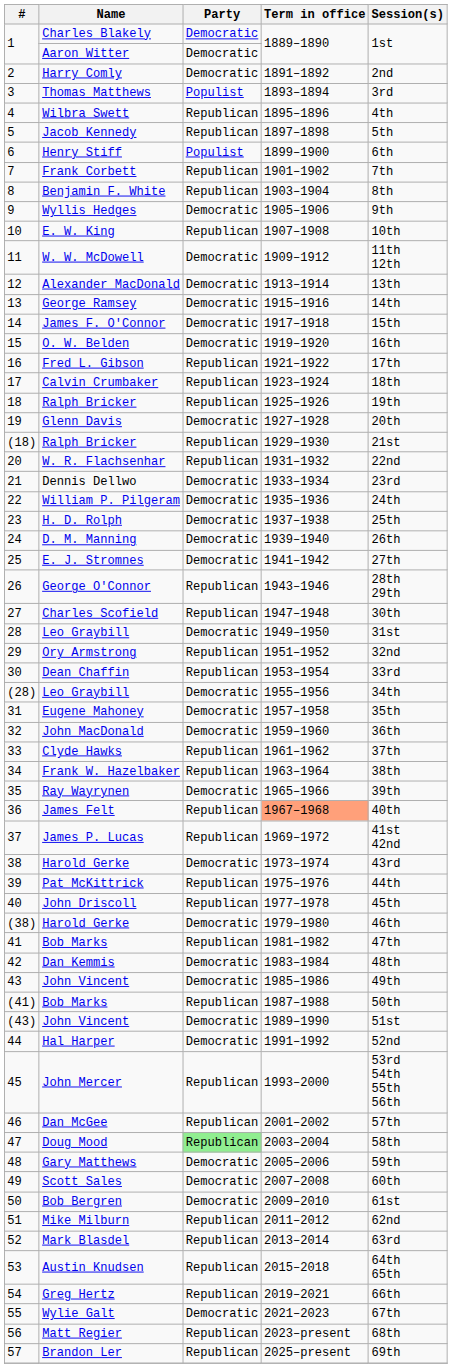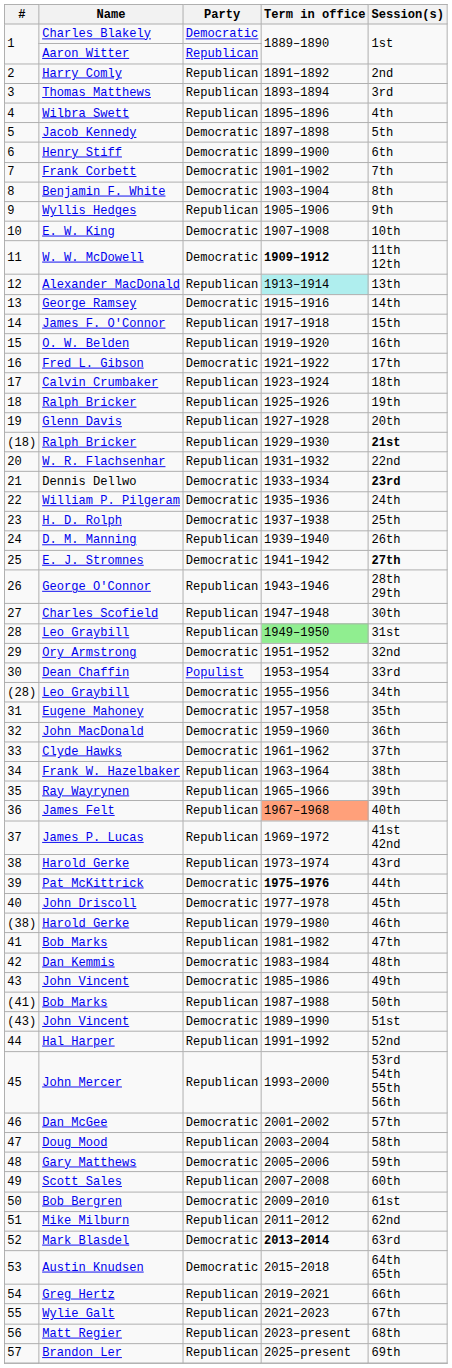(222, 54) Democratic -> (222, 54) Republican
(222, 73) Democratic -> (222, 73) Republican
(215, 93) Populist -> (222, 93) Republican
(222, 133) Republican -> (222, 133) Democratic
(215, 152) Populist -> (222, 152) Democratic
(222, 172) Republican -> (222, 172) Democratic
(222, 192) Republican -> (222, 192) Democratic
(222, 211) Democratic -> (222, 211) Republican
(222, 231) Republican -> (222, 231) Democratic
(297, 258) normal -> (297, 258) bold
(222, 284) Democratic -> (222, 284) Republican
(297, 284) no background -> (297, 284) paleturquoise background
(222, 324) Democratic -> (222, 324) Republican
(222, 344) Democratic -> (222, 344) Republican
(222, 363) Republican -> (222, 363) Democratic
(222, 422) Democratic -> (222, 422) Republican
(386, 442) normal -> (386, 442) bold
(386, 481) normal -> (386, 481) bold
(222, 541) Democratic -> (222, 541) Republican
(386, 560) normal -> (386, 560) bold
(222, 633) Democratic -> (222, 633) Republican
(297, 633) no background -> (297, 633) lightgreen background
(222, 653) Republican -> (222, 653) Democratic
(222, 673) Republican -> (215, 673) Populist
(222, 752) Republican -> (222, 752) Democratic
(222, 791) Democratic -> (222, 791) Republican
(222, 864) Democratic -> (222, 864) Republican
(222, 884) Republican -> (222, 884) Democratic
(297, 884) normal -> (297, 884) bold
(222, 903) Republican -> (222, 903) Democratic
(222, 923) Democratic -> (222, 923) Republican
(222, 1041) Democratic -> (222, 1041) Republican
(222, 1123) Republican -> (222, 1123) Democratic
(222, 1142) lightgreen background -> (222, 1142) no background
(222, 1182) Democratic -> (222, 1182) Republican
(222, 1241) Republican -> (222, 1241) Democratic
(297, 1241) normal -> (297, 1241) bold
(222, 1268) Republican -> (222, 1268) Democratic
(222, 1314) Democratic -> (222, 1314) Republican
